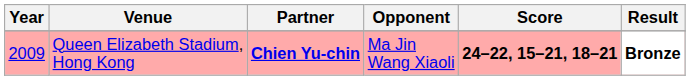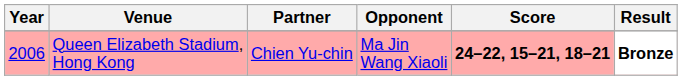(27, 53) 2009 -> (27, 53) 2006
(305, 53) bold -> (302, 53) normal
